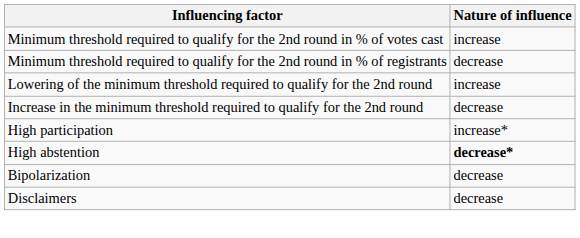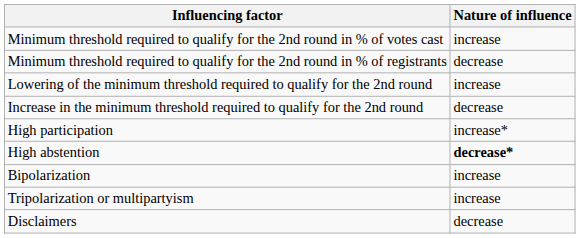(478, 175) decrease -> (477, 175) increase
+ row: (101, 198)
